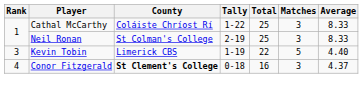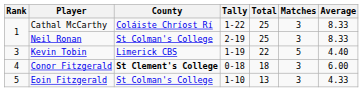(264, 66) 16 -> (264, 66) 18
(338, 66) 4.37 -> (338, 66) 6.00
+ row: (69, 80)
